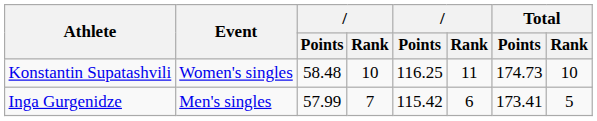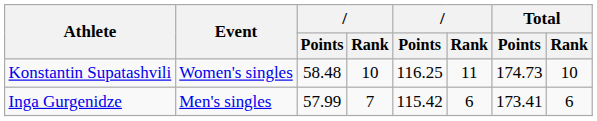(569, 101) 5 -> (569, 101) 6
